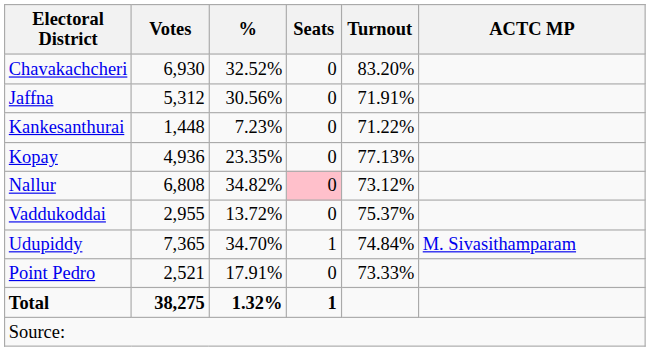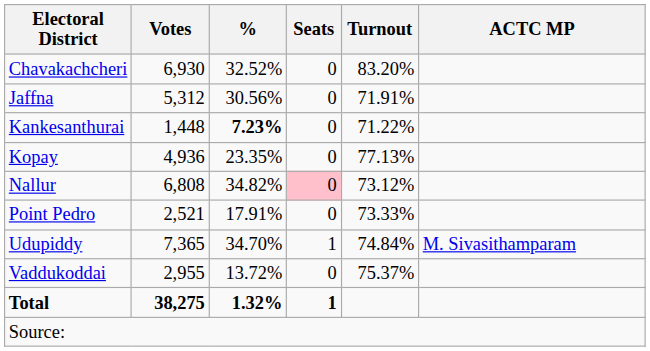(259, 127) normal -> (257, 127) bold
rows swapped: (52, 273) <-> (57, 214)
